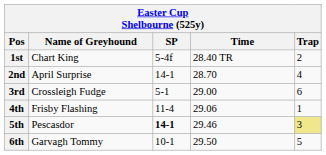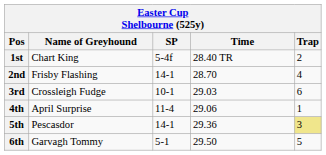(61, 74) April Surprise -> (64, 74) Frisby Flashing
(162, 91) 5-1 -> (165, 91) 10-1
(205, 91) 29.00 -> (205, 91) 29.03
(64, 108) Frisby Flashing -> (61, 108) April Surprise
(165, 125) bold -> (165, 125) normal
(205, 125) 29.46 -> (205, 125) 29.36
(165, 141) 10-1 -> (162, 141) 5-1
